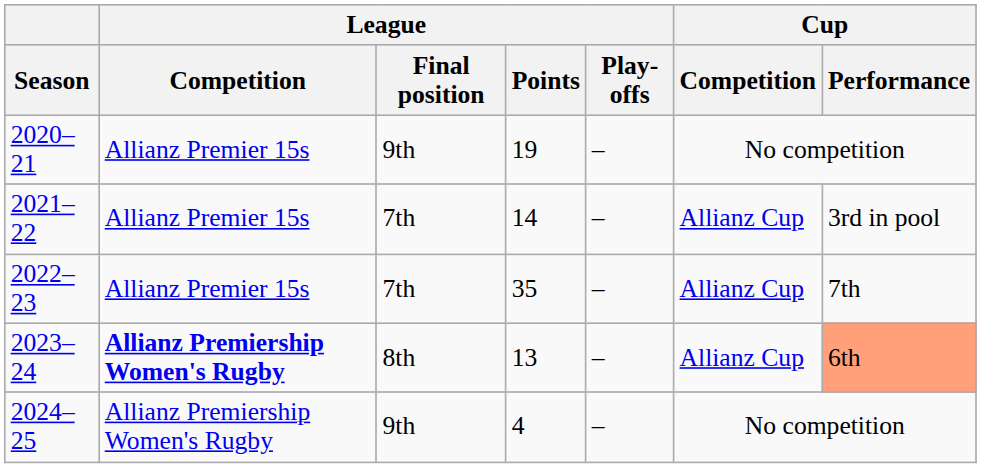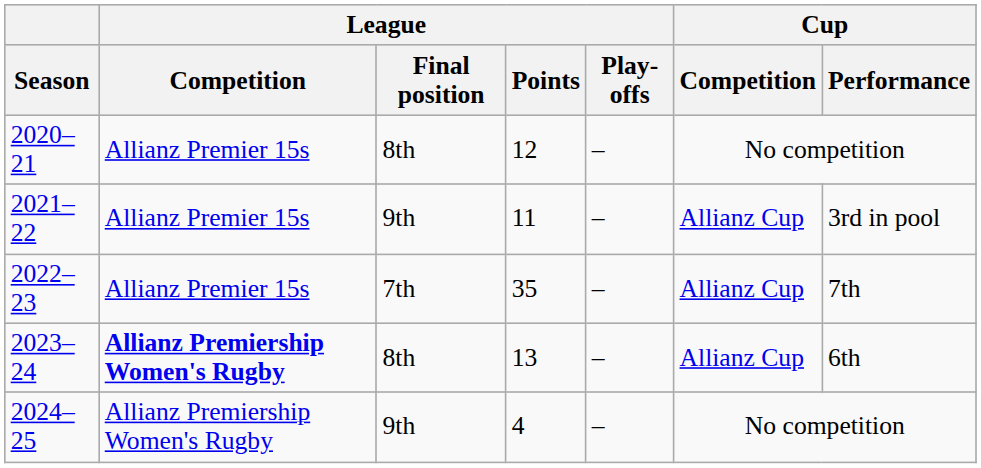(399, 149) 9th -> (399, 149) 8th
(524, 149) 19 -> (524, 149) 12
(399, 218) 7th -> (399, 218) 9th
(524, 218) 14 -> (524, 218) 11
(844, 357) lightsalmon background -> (844, 357) no background
